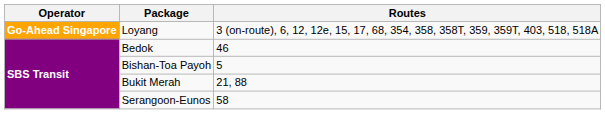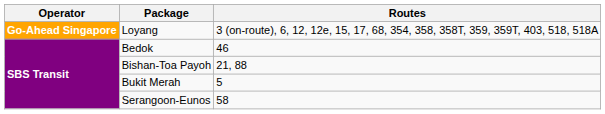(219, 65) 5 -> (232, 65) 21, 88
(232, 82) 21, 88 -> (219, 82) 5
